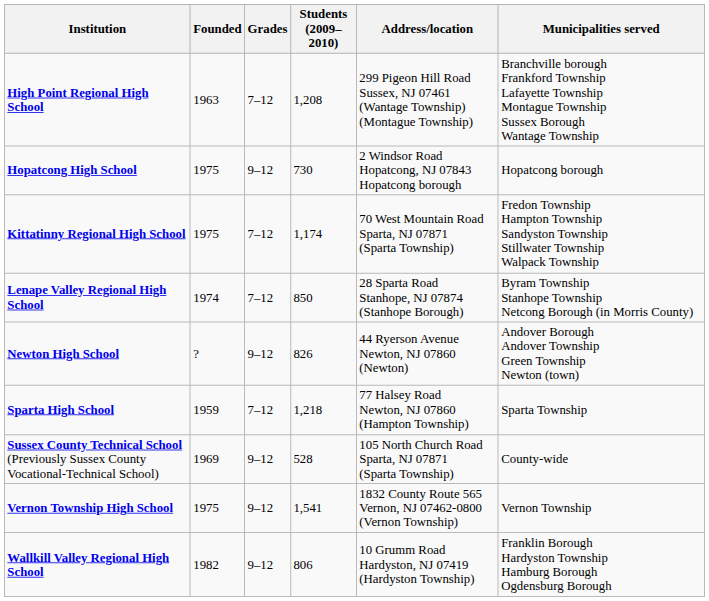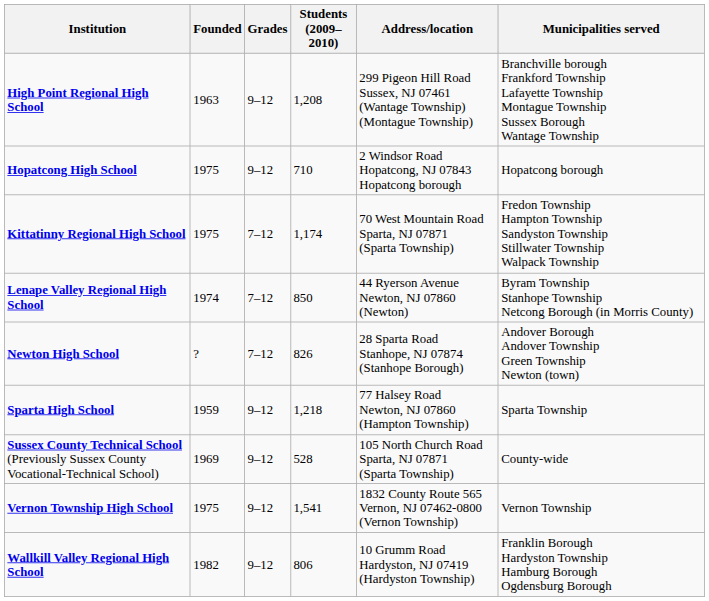(260, 99) 7–12 -> (260, 99) 9–12
(303, 170) 730 -> (303, 170) 710
(411, 297) 28 Sparta Road Stanhope, NJ 07874 (Stanhope Borough) -> (409, 297) 44 Ryerson Avenue Newton, NJ 07860 (Newton)
(260, 353) 9–12 -> (260, 353) 7–12
(409, 353) 44 Ryerson Avenue Newton, NJ 07860 (Newton) -> (411, 353) 28 Sparta Road Stanhope, NJ 07874 (Stanhope Borough)
(260, 410) 7–12 -> (260, 410) 9–12
